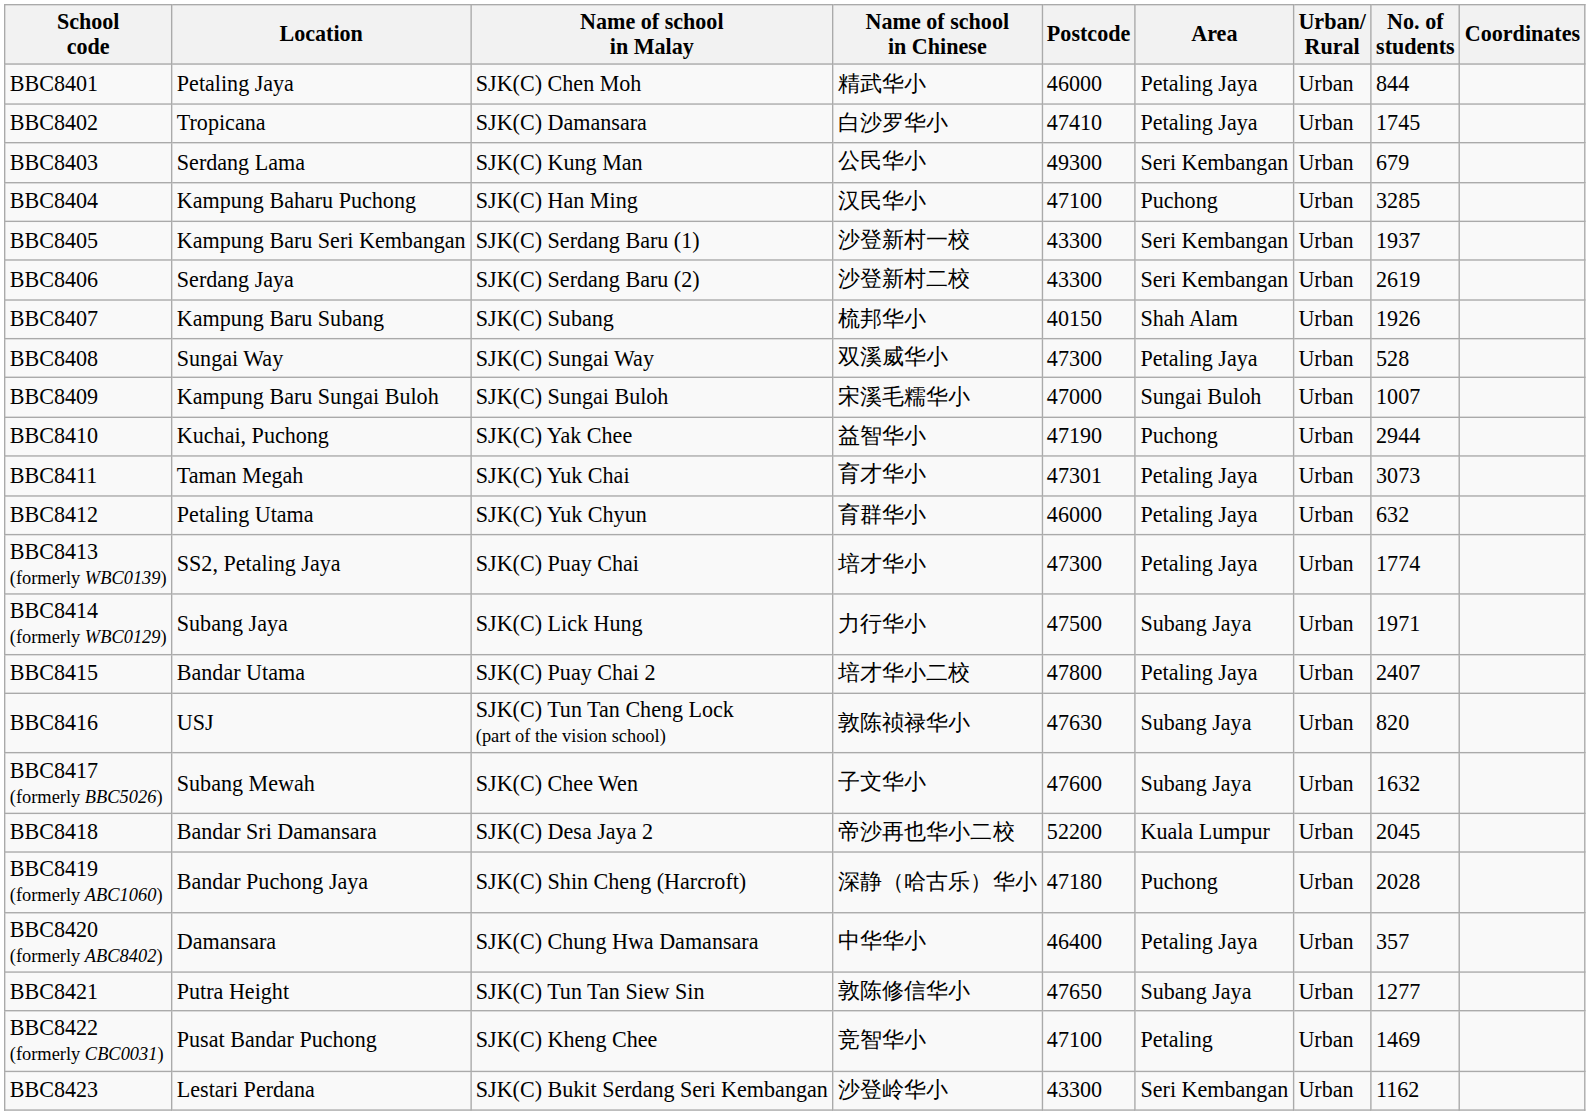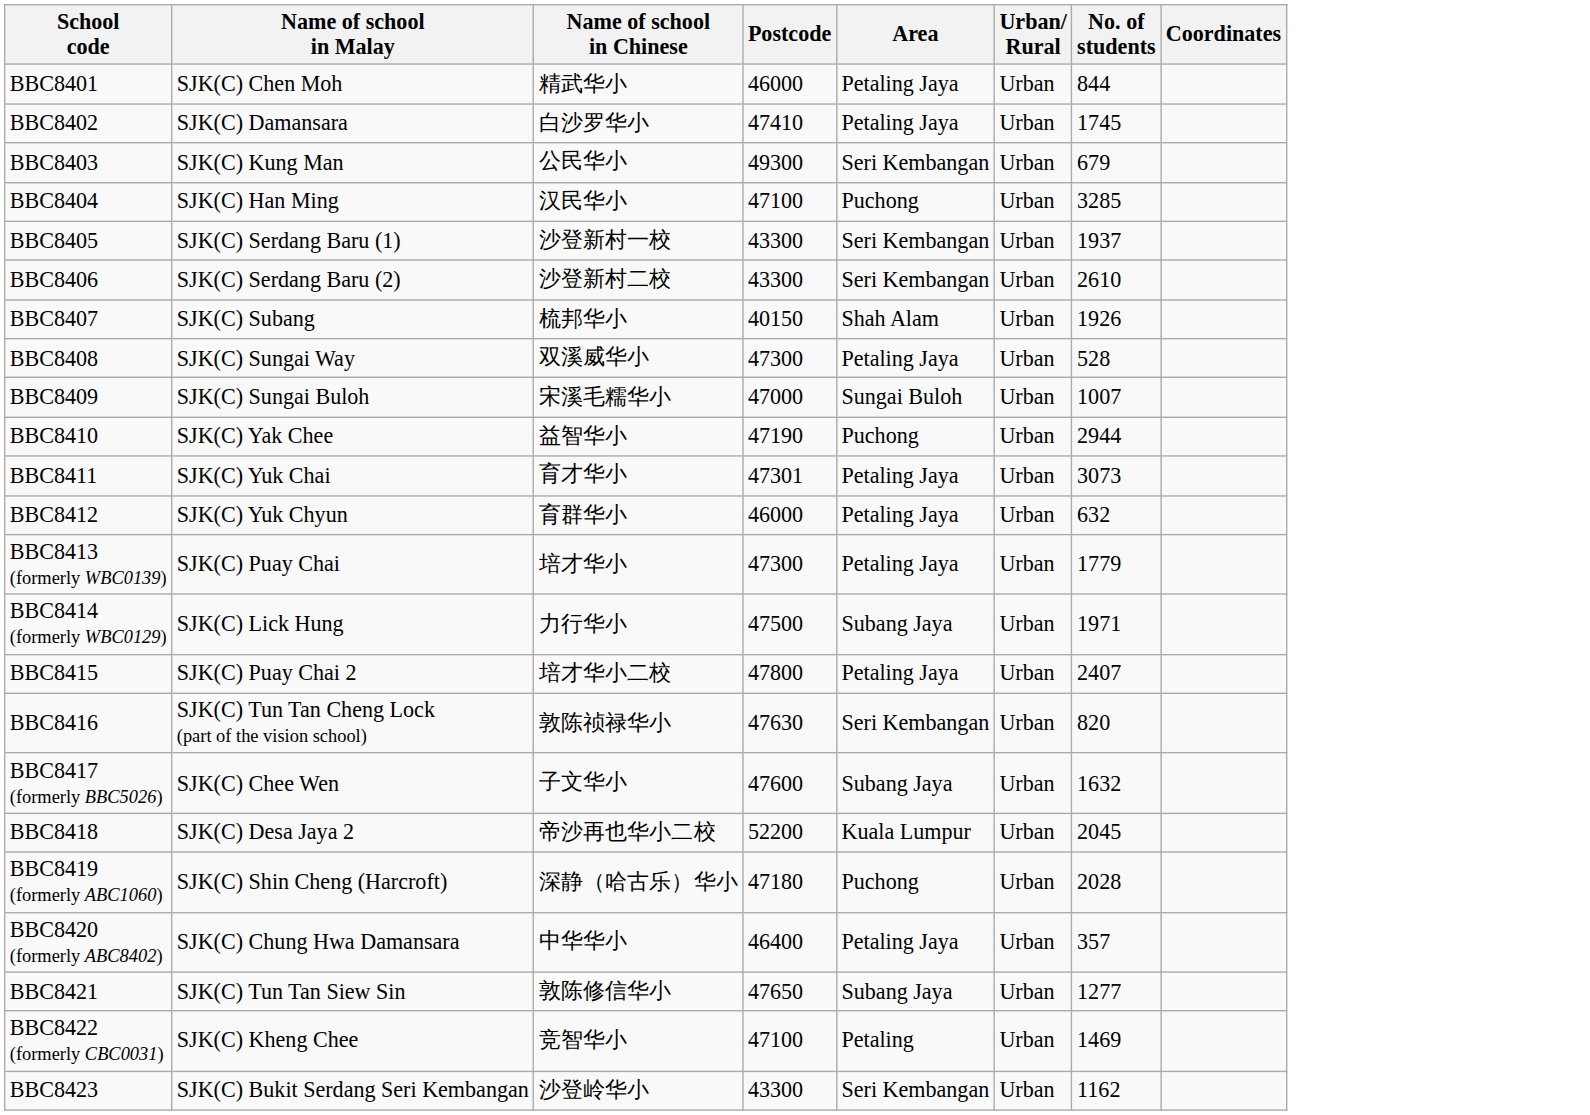- column: (321, 34)
(1398, 279) 2619 -> (1099, 279) 2610
(1398, 564) 1774 -> (1099, 564) 1779
(1196, 723) Subang Jaya -> (915, 723) Seri Kembangan
